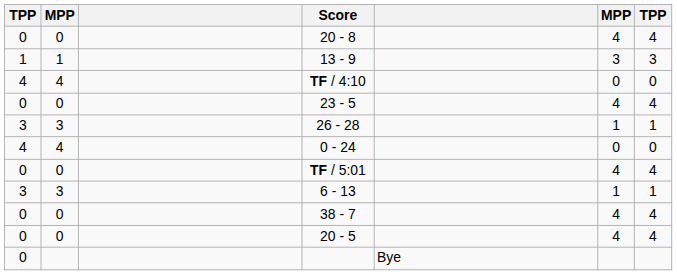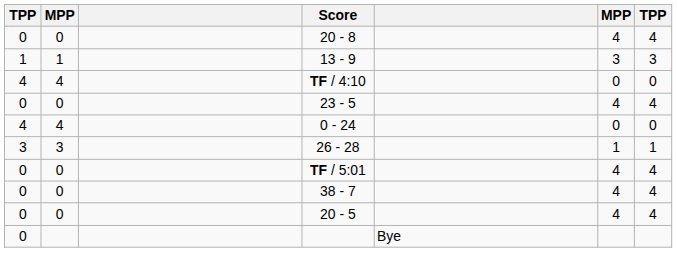rows swapped: (338, 125) <-> (338, 147)
- row: (338, 192)
